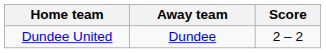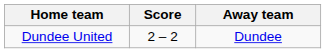columns swapped: (288, 15) <-> (192, 15)
